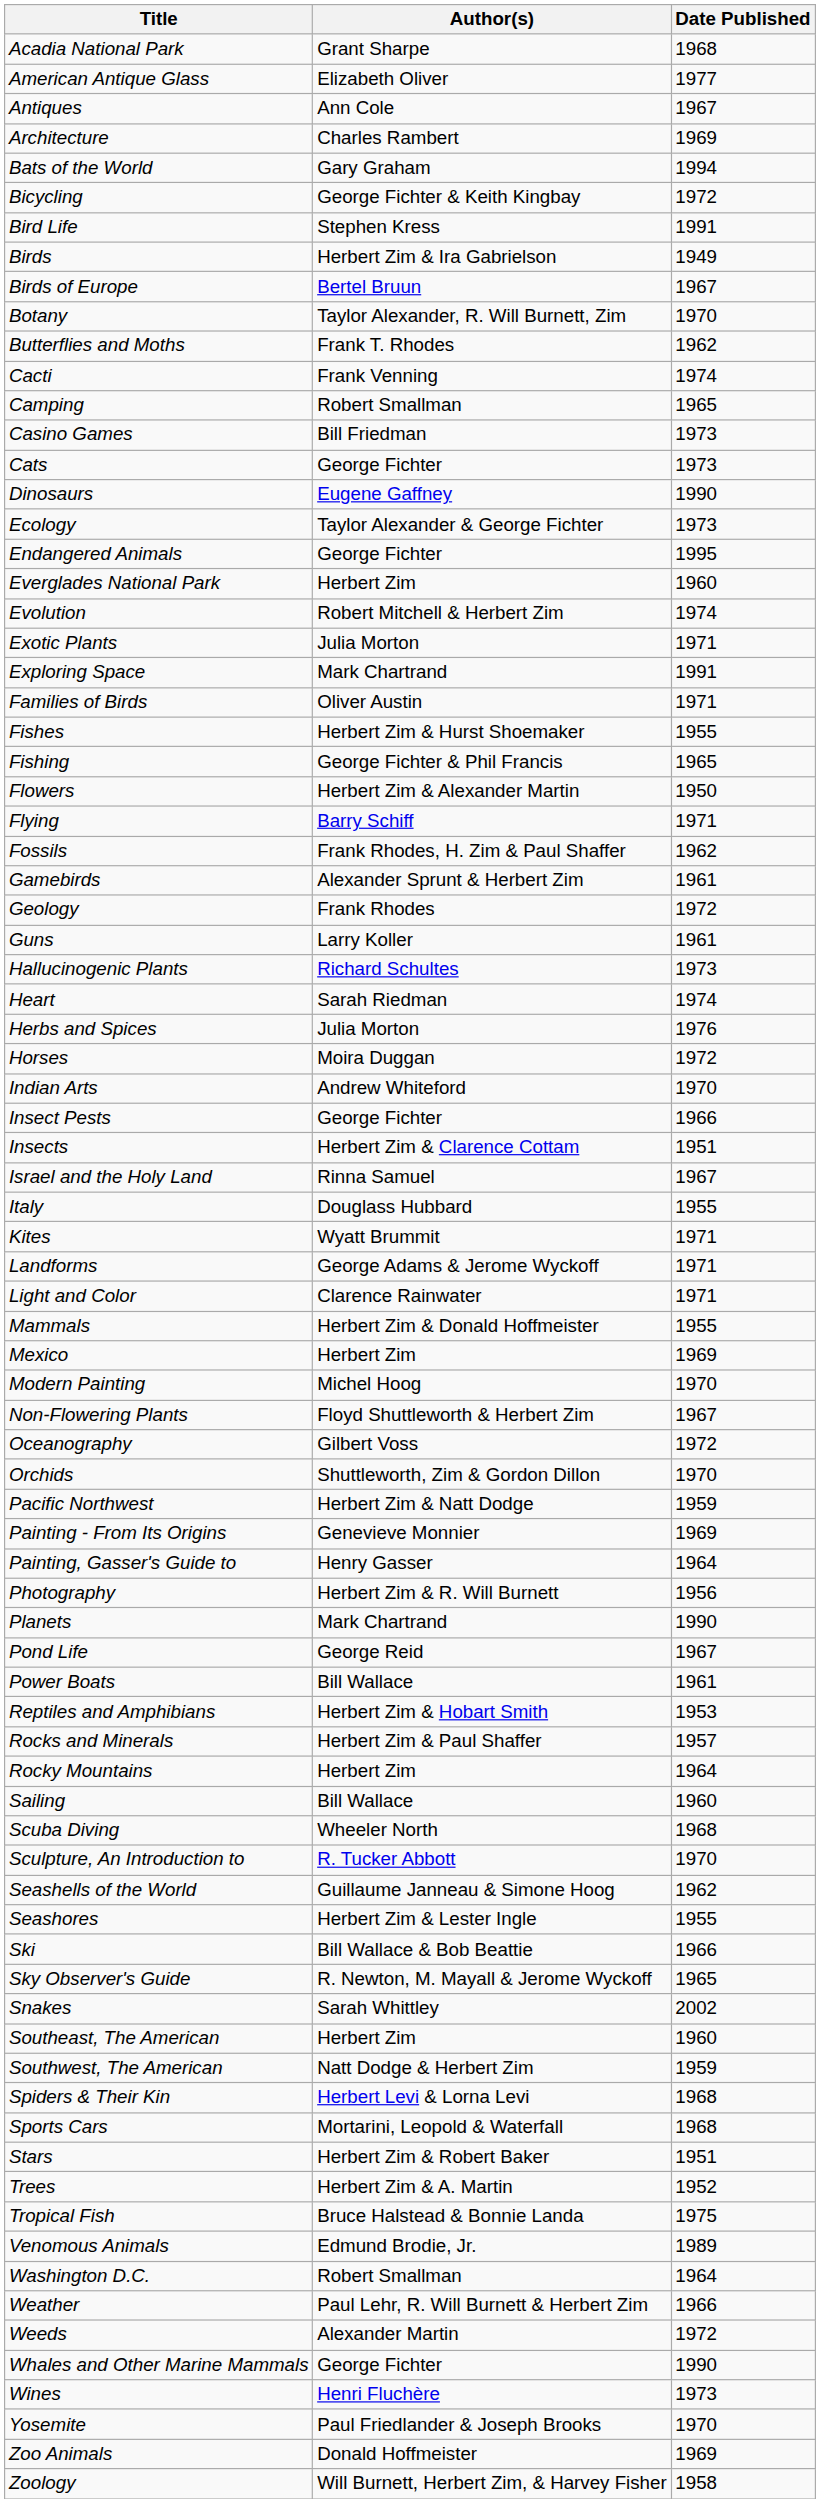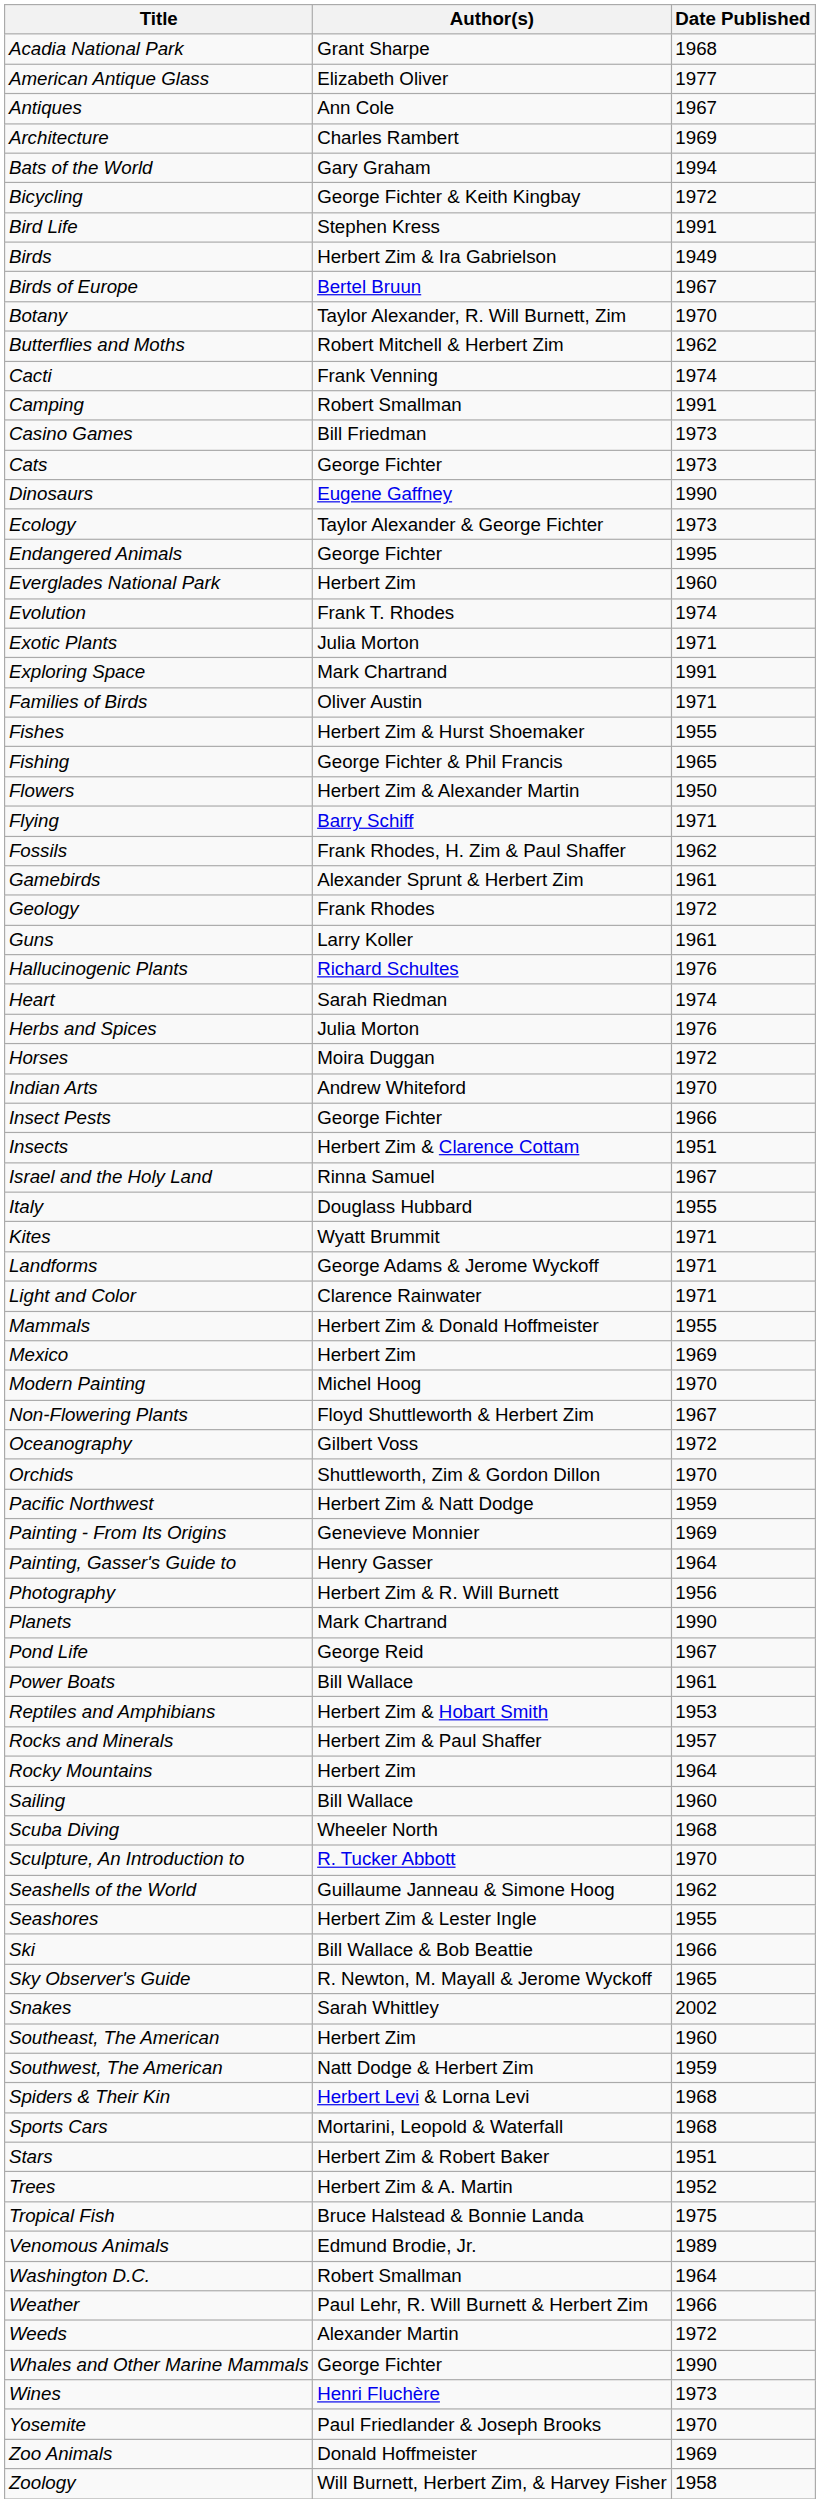(386, 345) Frank T. Rhodes -> (440, 345) Robert Mitchell & Herbert Zim
(696, 405) 1965 -> (696, 405) 1991
(440, 613) Robert Mitchell & Herbert Zim -> (386, 613) Frank T. Rhodes
(696, 969) 1973 -> (696, 969) 1976
